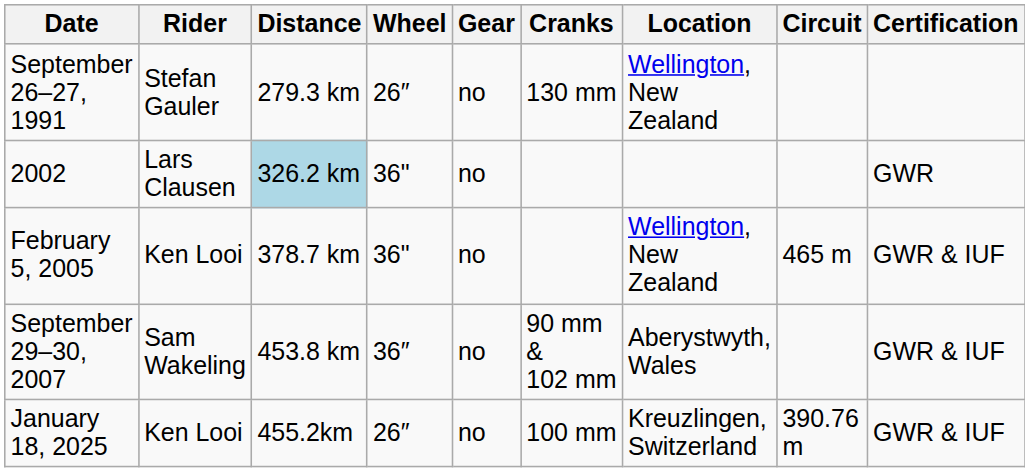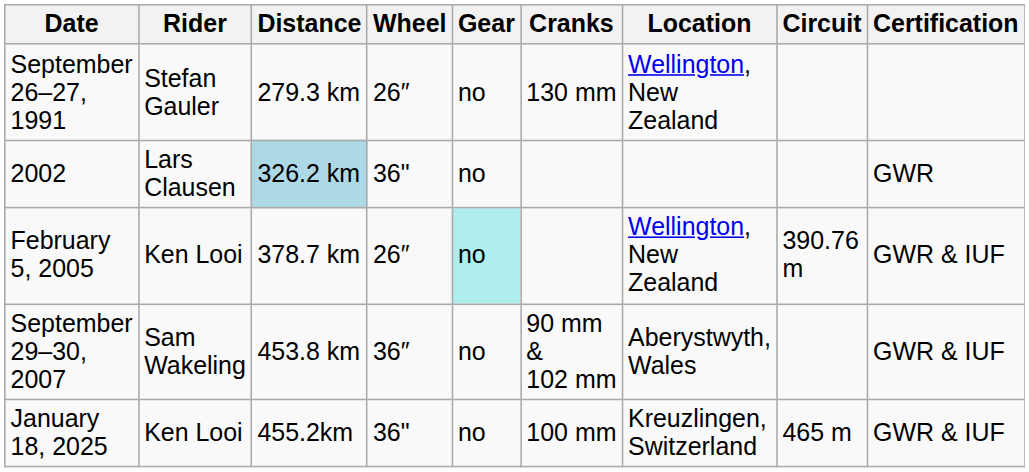(391, 255) 36" -> (391, 255) 26″
(472, 255) no background -> (472, 255) paleturquoise background
(817, 255) 465 m -> (821, 255) 390.76 m
(391, 432) 26″ -> (391, 432) 36"
(821, 432) 390.76 m -> (817, 432) 465 m
